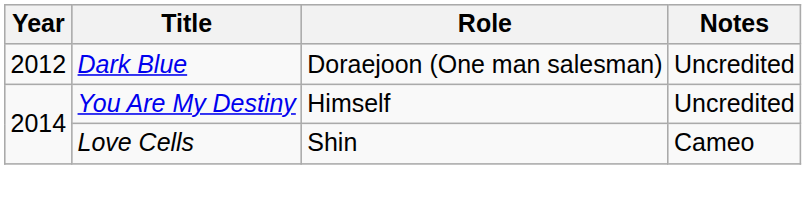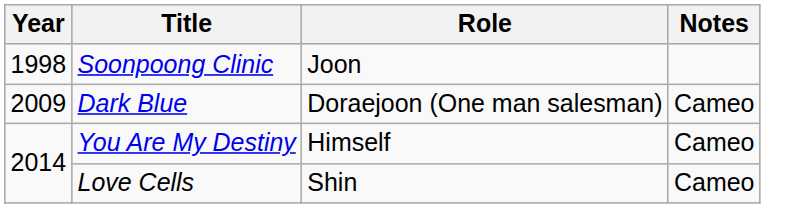+ row: (175, 63)
(38, 63) 2012 -> (38, 103) 2009
(734, 63) Uncredited -> (714, 103) Cameo
(734, 103) Uncredited -> (714, 143) Cameo
